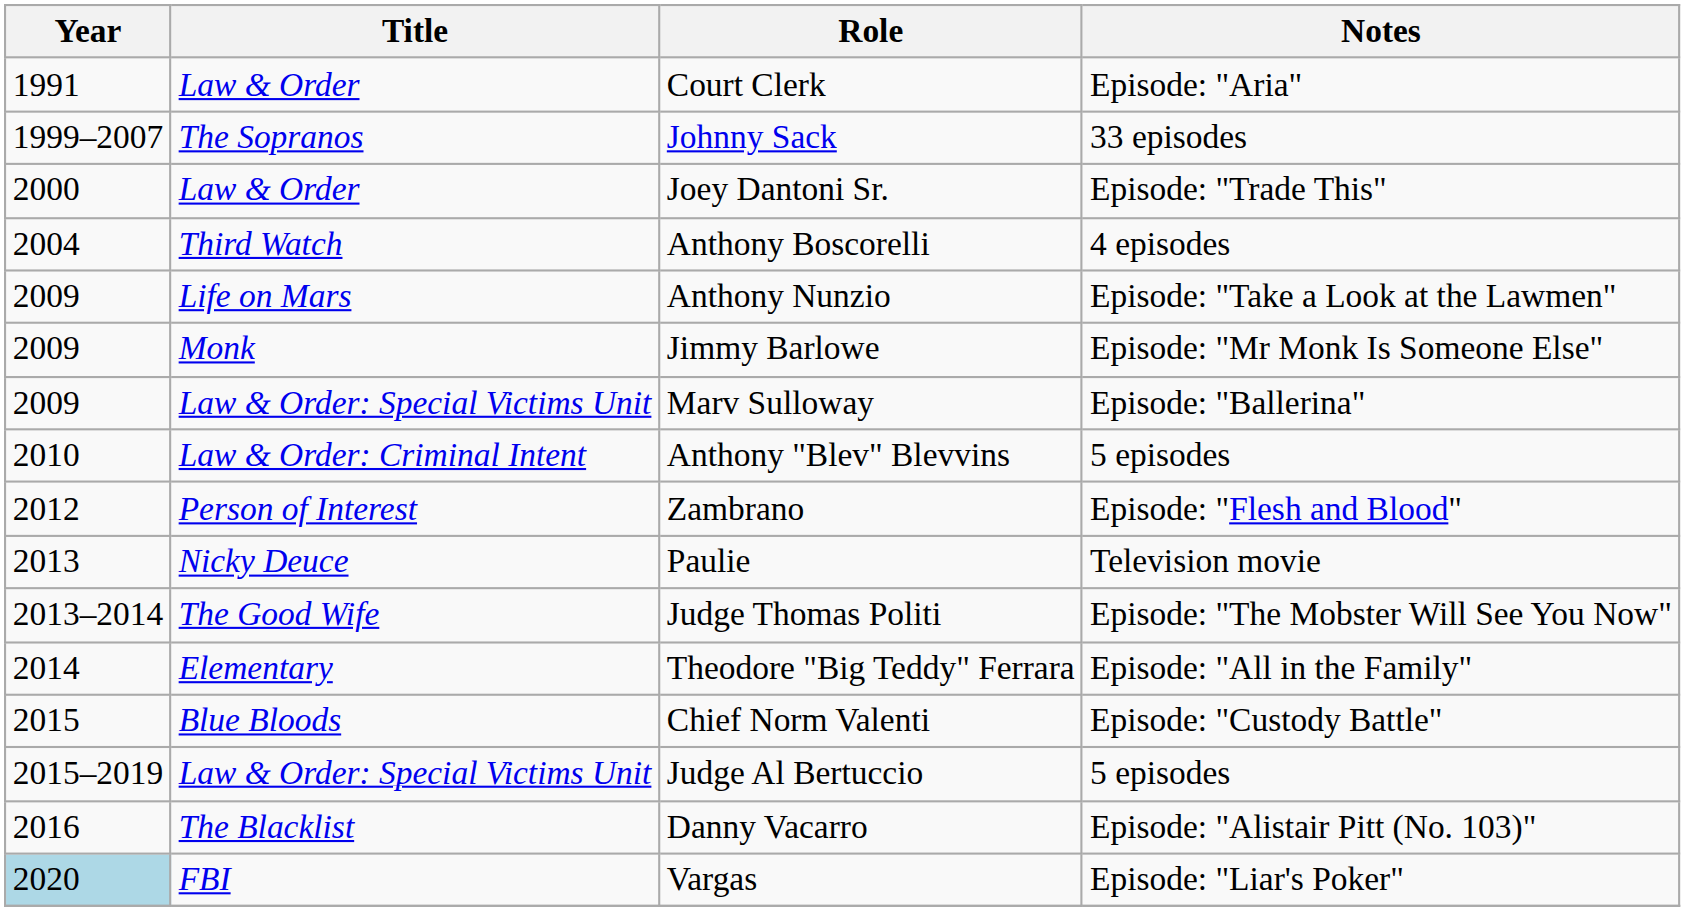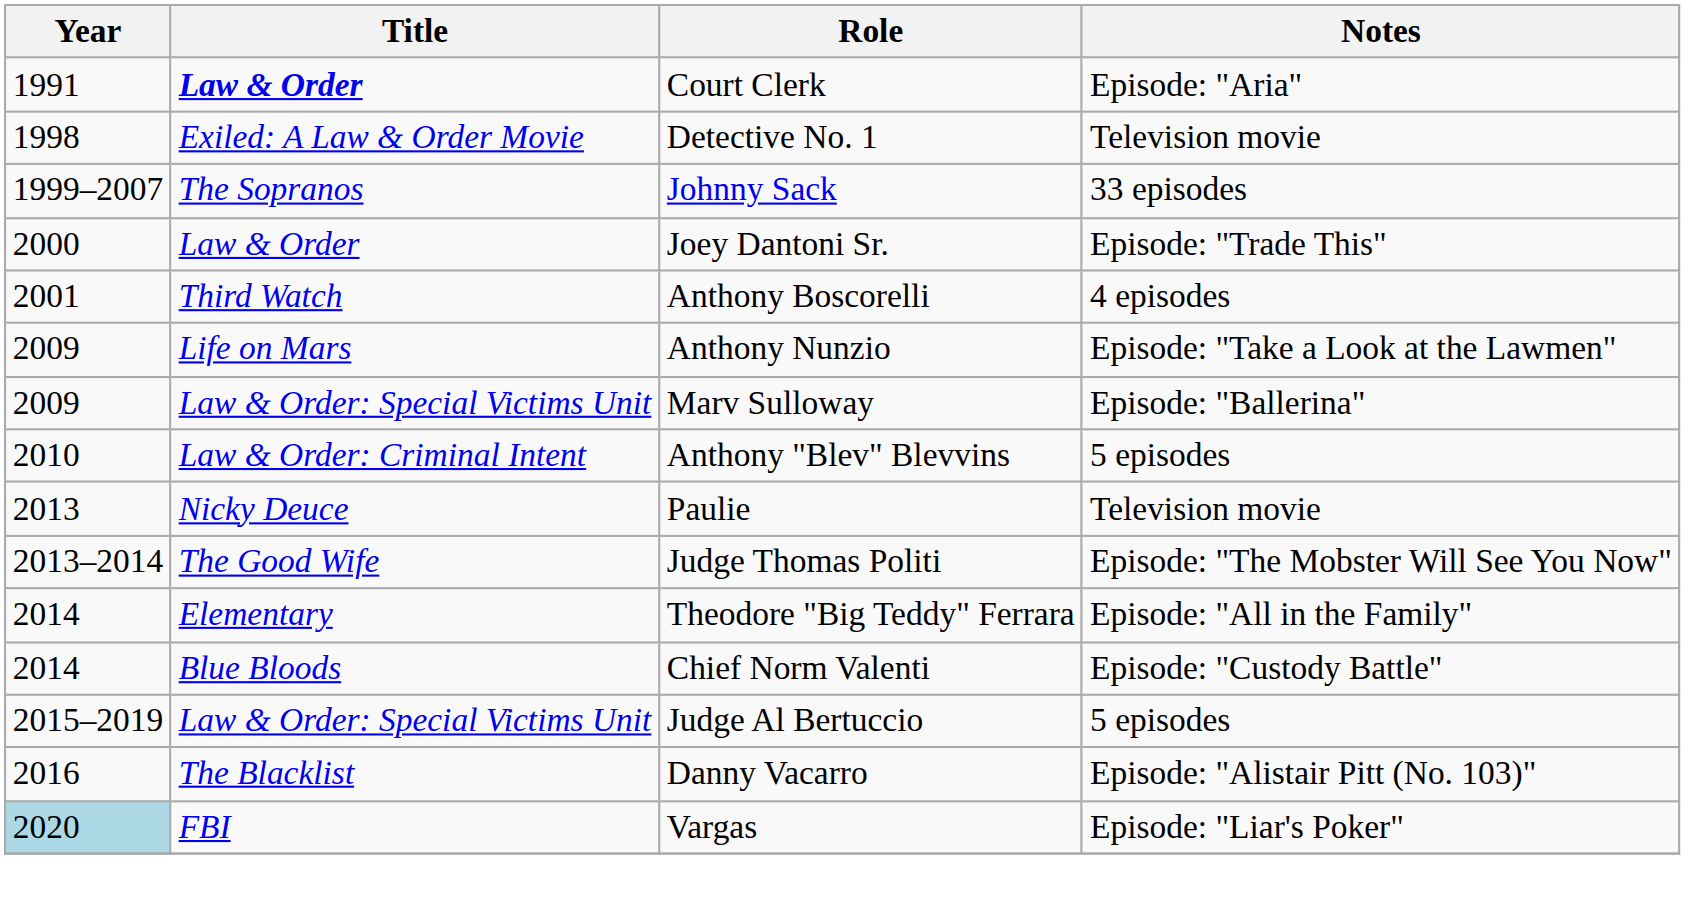(269, 84) normal -> (271, 84) bold
+ row: (772, 137)
(46, 243) 2004 -> (46, 296) 2001
- row: (773, 349)
- row: (736, 508)
(46, 720) 2015 -> (46, 667) 2014
